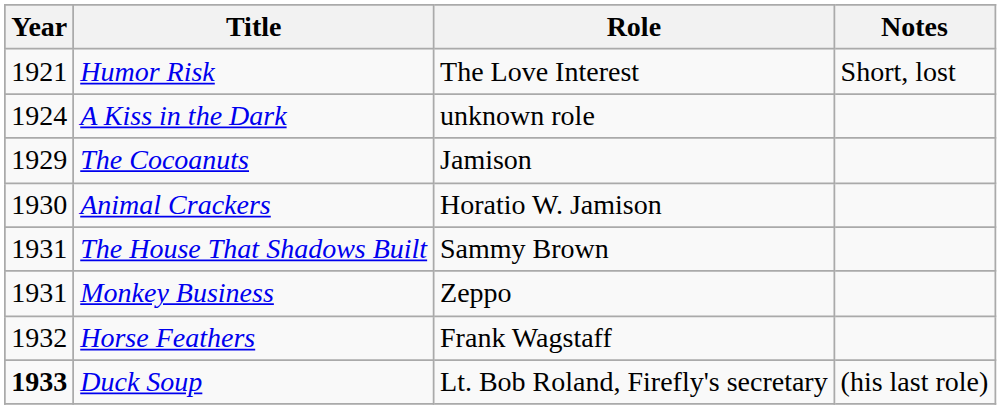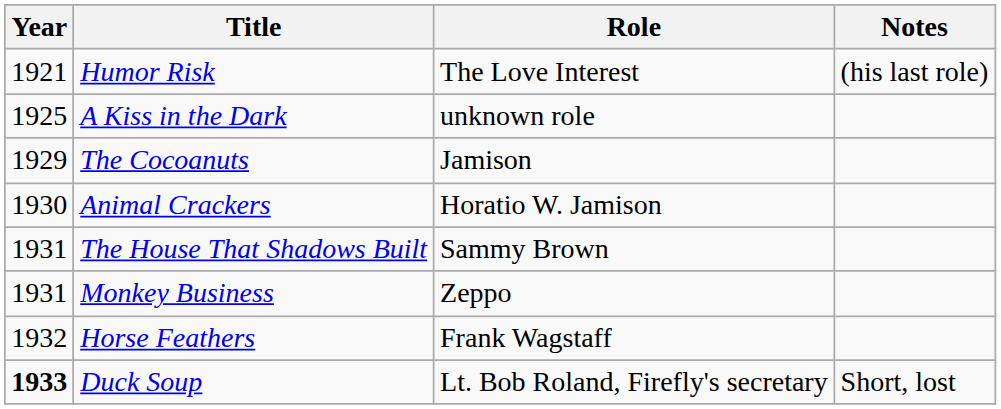(898, 71) Short, lost -> (914, 71) (his last role)
(39, 115) 1924 -> (39, 115) 1925
(914, 381) (his last role) -> (898, 381) Short, lost
